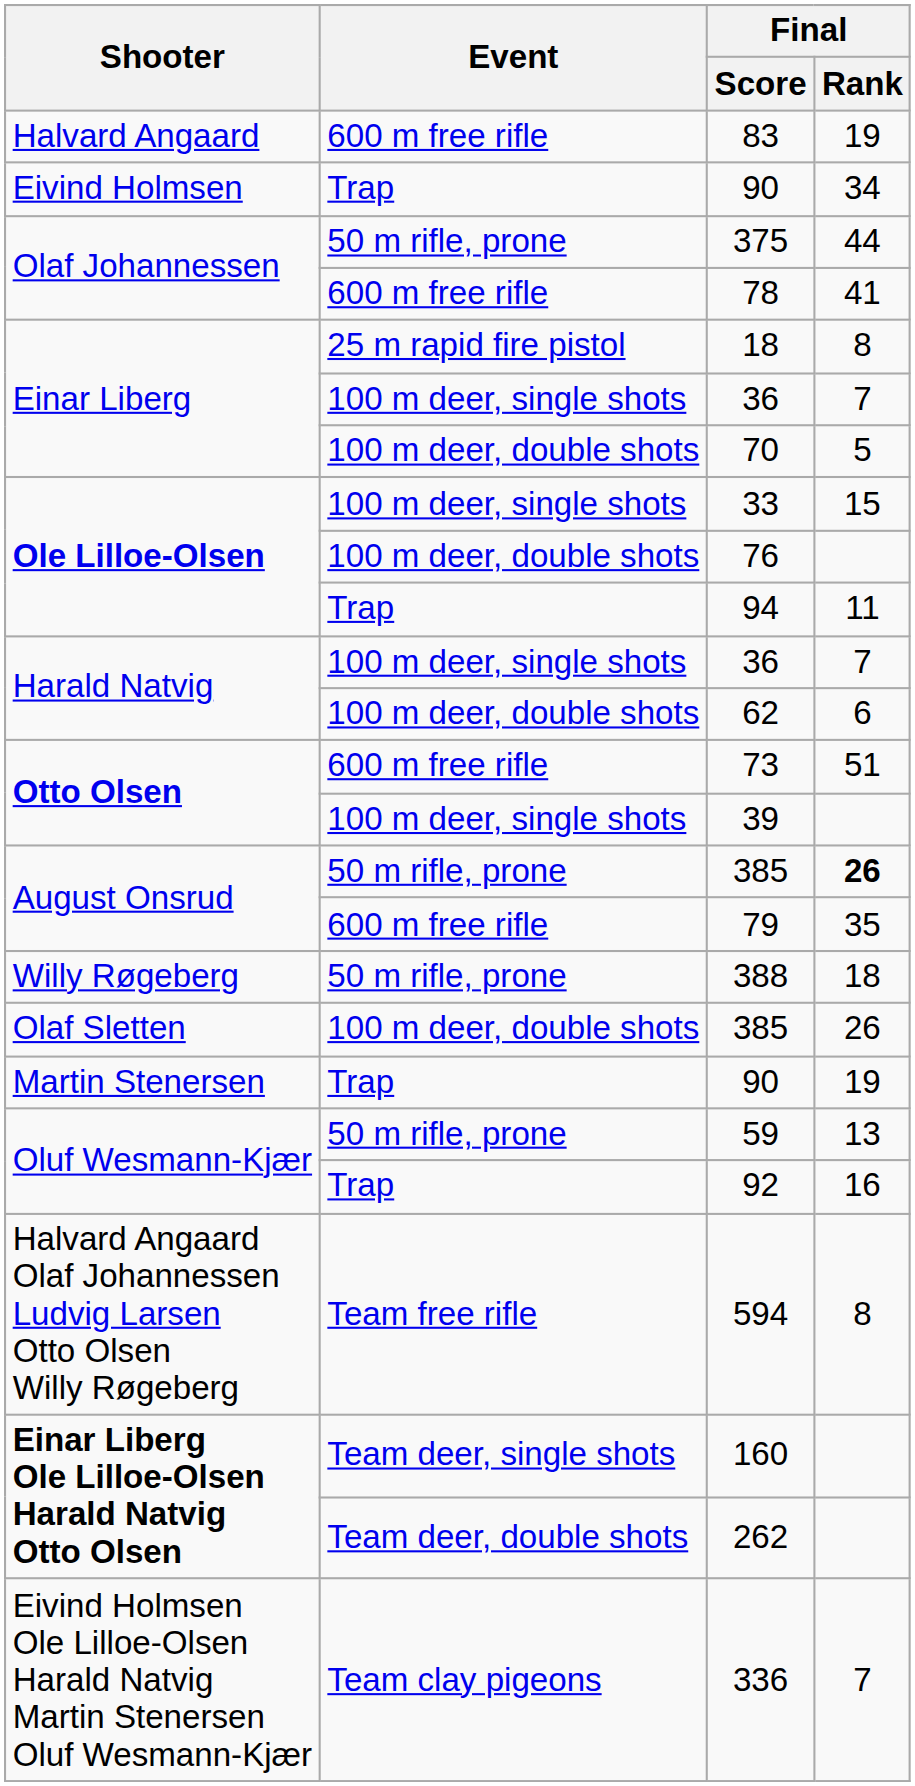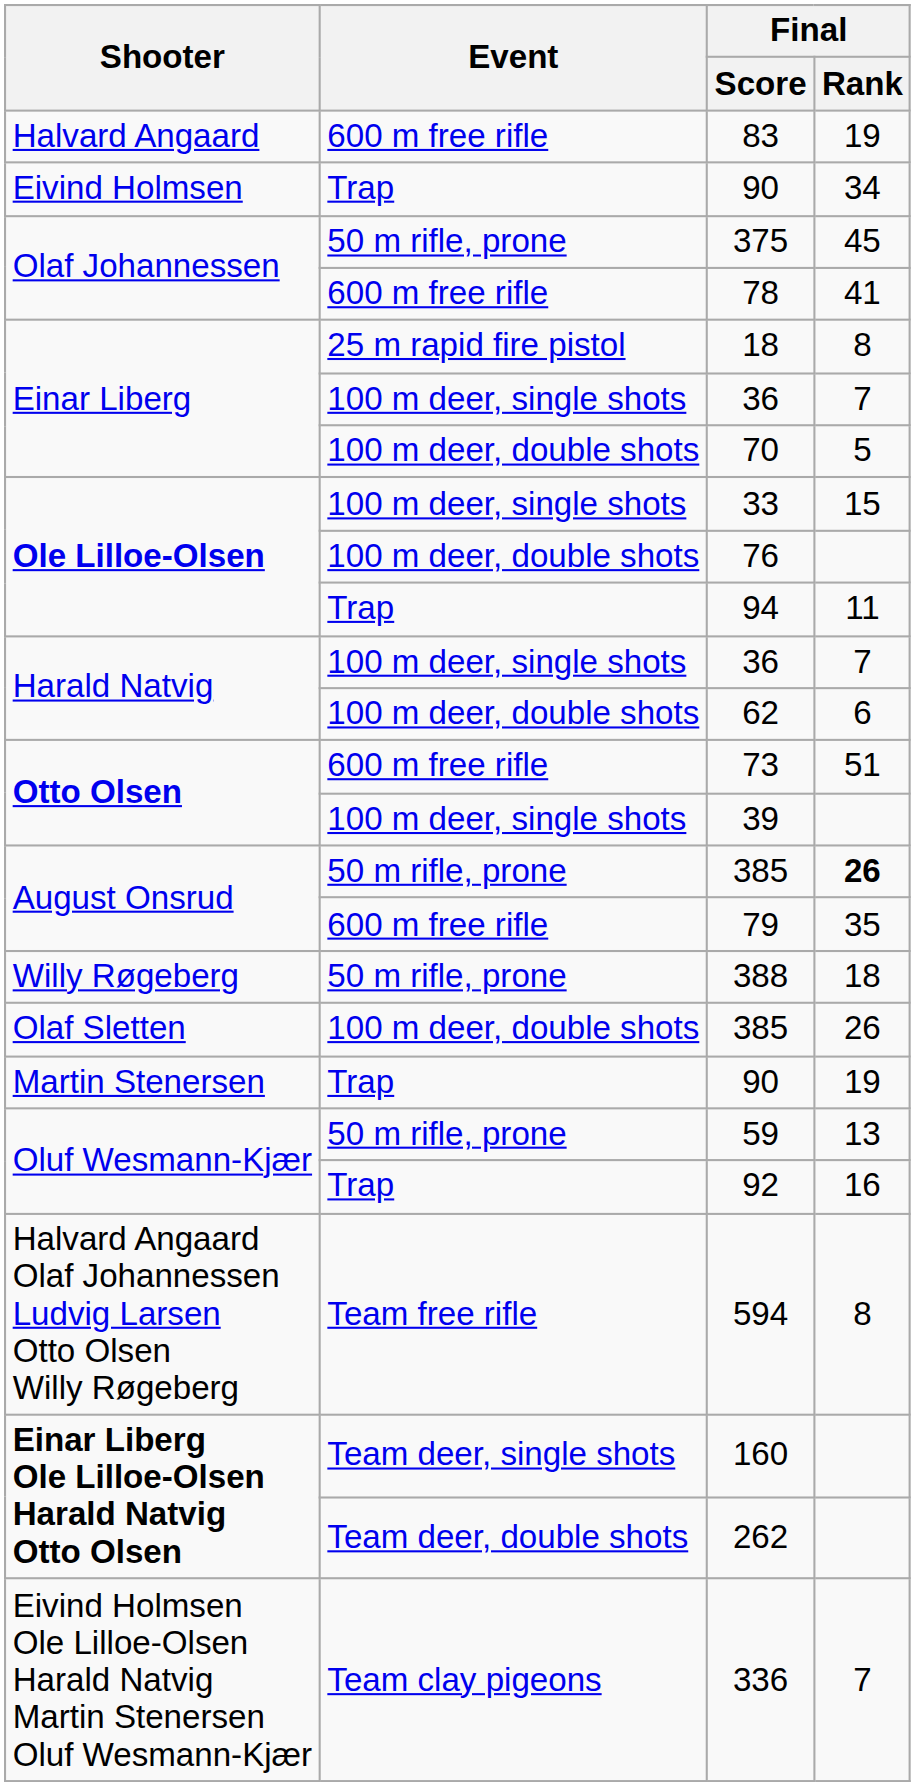(862, 240) 44 -> (862, 240) 45
